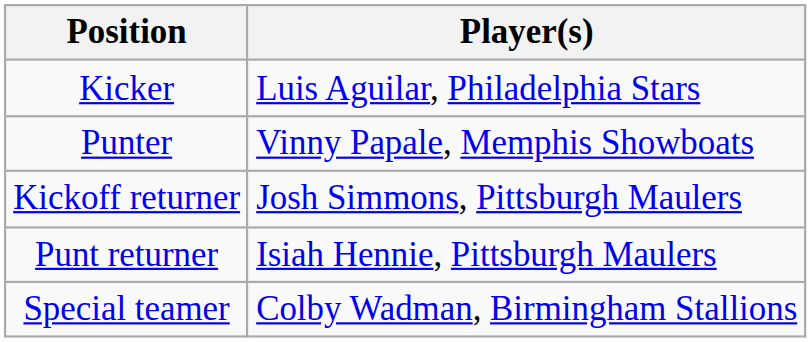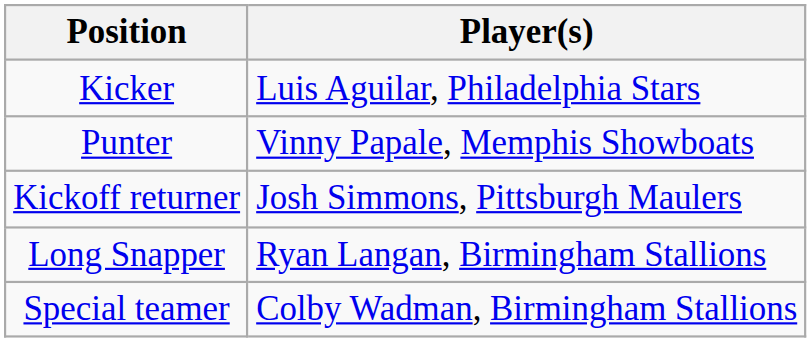- row: (127, 253)
+ row: (127, 253)
